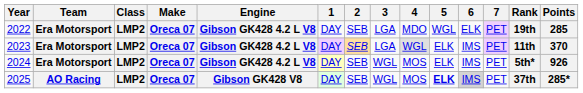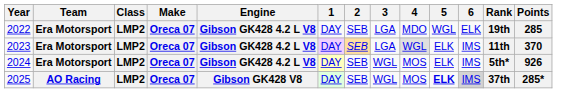- column: (496, 12)
